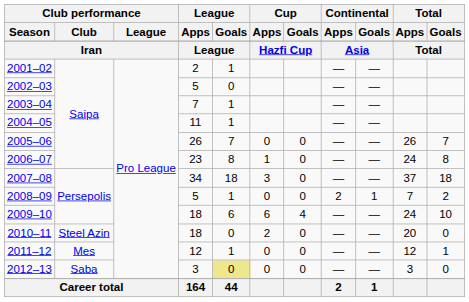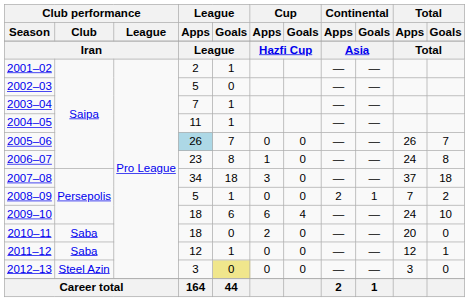(196, 141) no background -> (196, 141) lightblue background
(84, 232) Steel Azin -> (84, 232) Saba
(84, 251) Mes -> (84, 251) Saba
(84, 269) Saba -> (84, 269) Steel Azin
